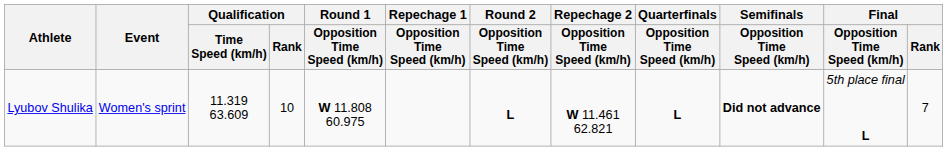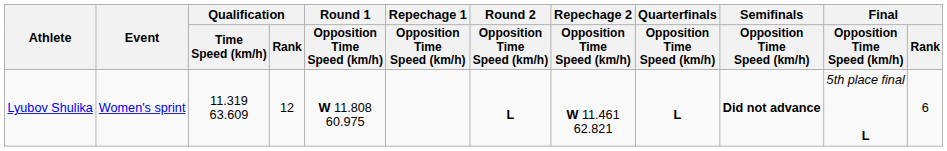(287, 108) 10 -> (287, 108) 12
(925, 108) 7 -> (925, 108) 6
